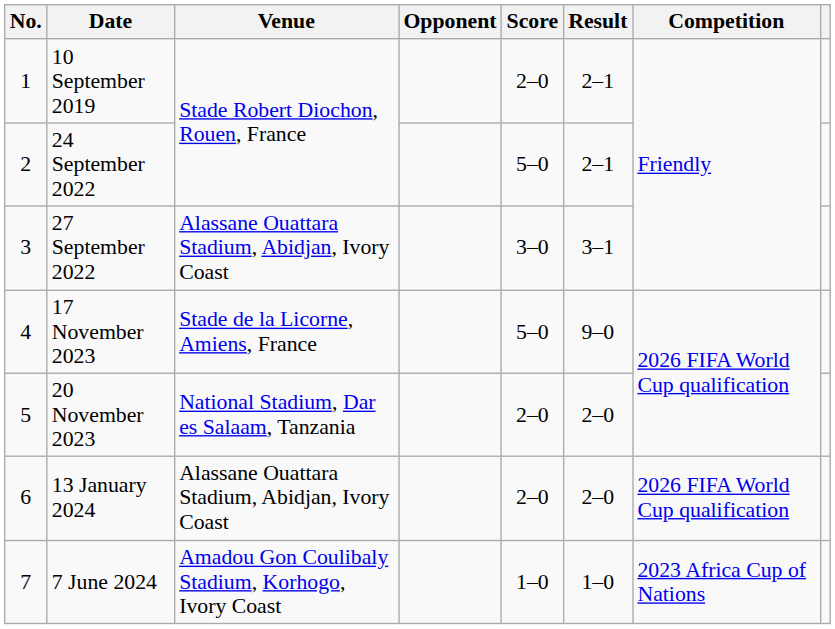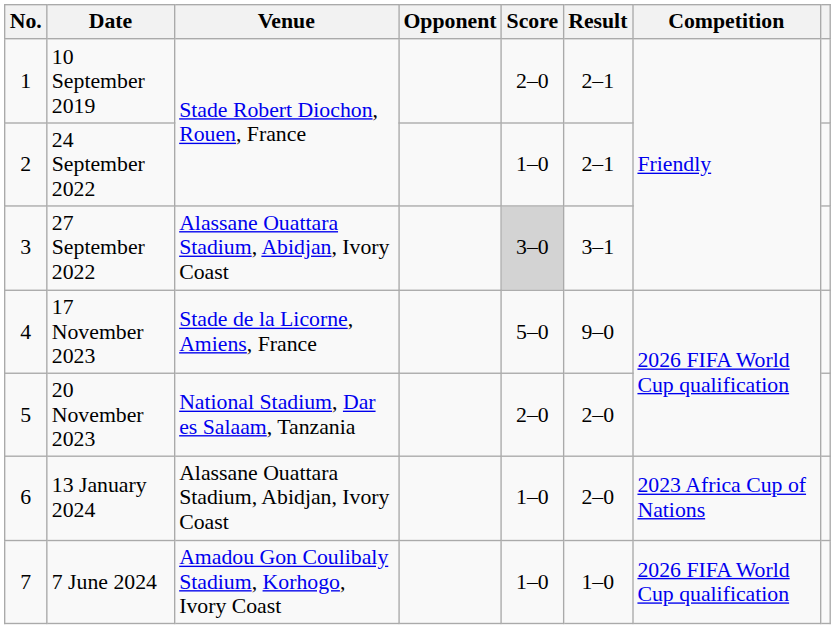(532, 164) 5–0 -> (532, 164) 1–0
(532, 247) no background -> (532, 247) lightgrey background
(532, 498) 2–0 -> (532, 498) 1–0
(714, 498) 2026 FIFA World Cup qualification -> (722, 498) 2023 Africa Cup of Nations
(722, 581) 2023 Africa Cup of Nations -> (714, 581) 2026 FIFA World Cup qualification
